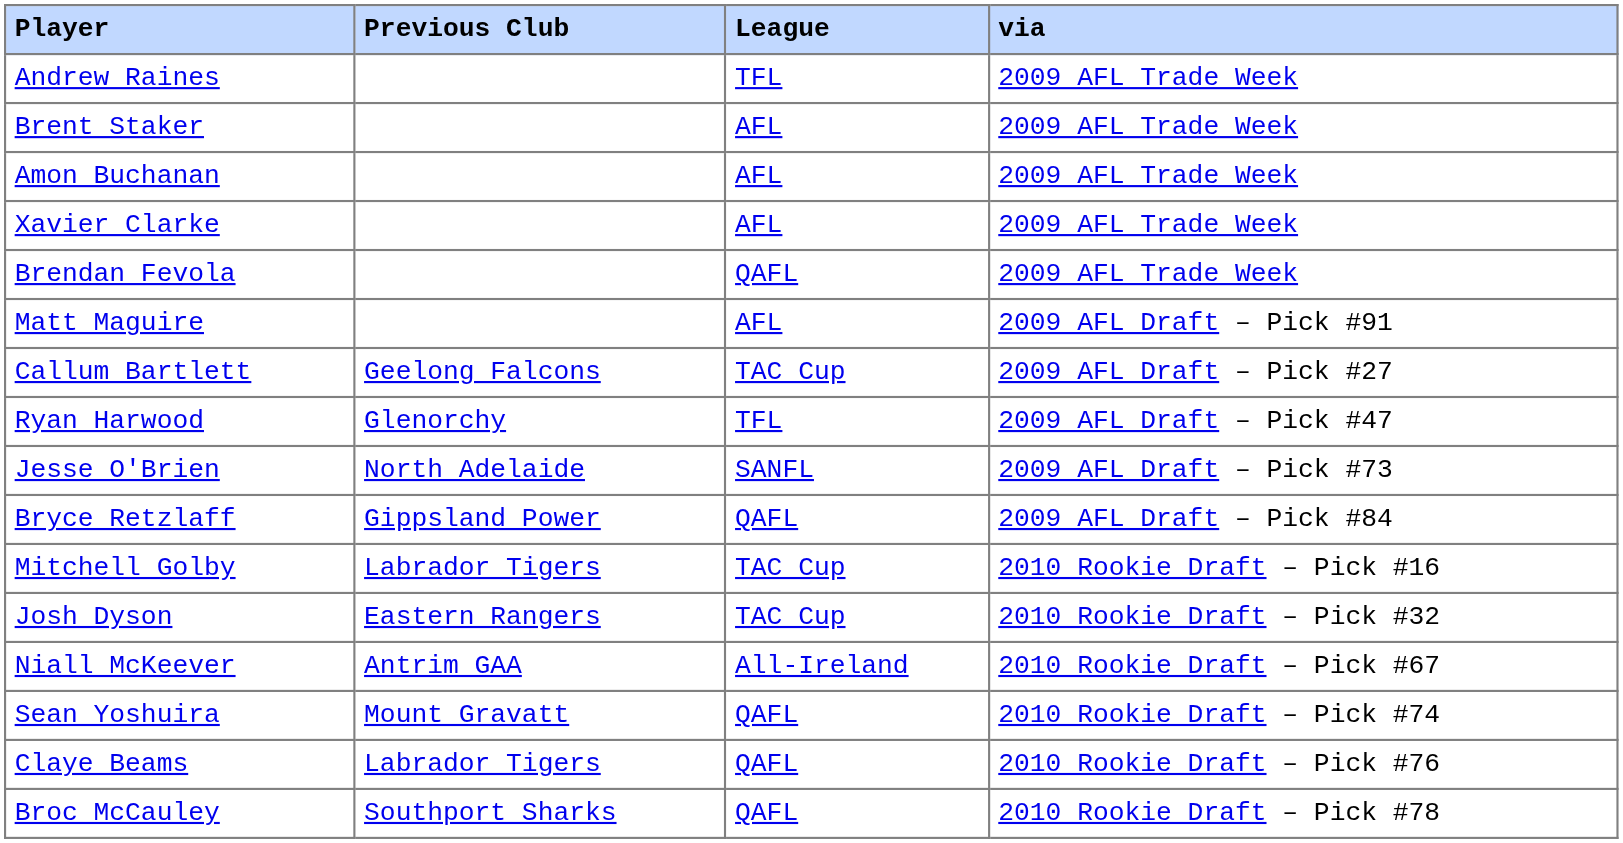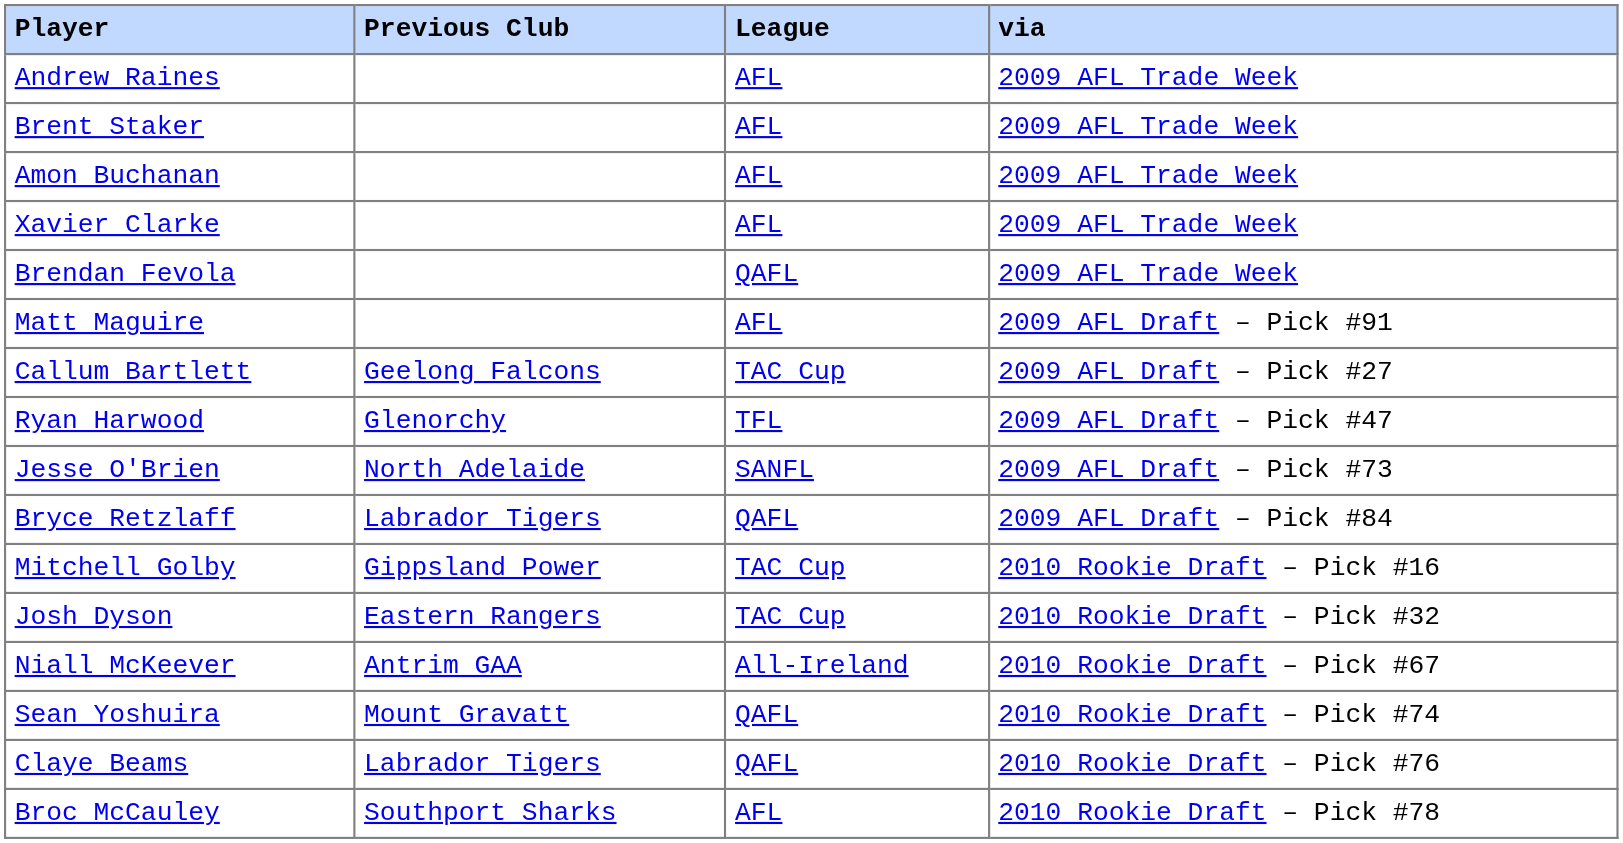(759, 79) TFL -> (759, 79) AFL
(482, 519) Gippsland Power -> (482, 519) Labrador Tigers
(482, 568) Labrador Tigers -> (482, 568) Gippsland Power
(767, 813) QAFL -> (759, 813) AFL
